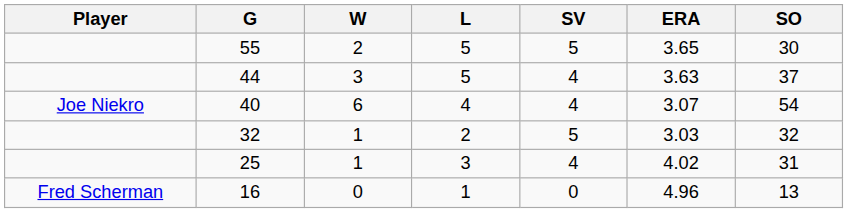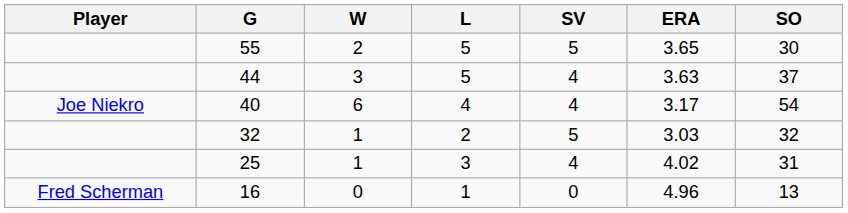(681, 105) 3.07 -> (681, 105) 3.17
